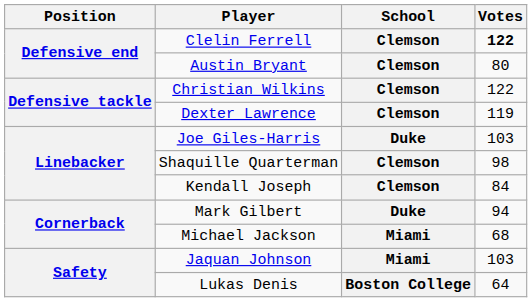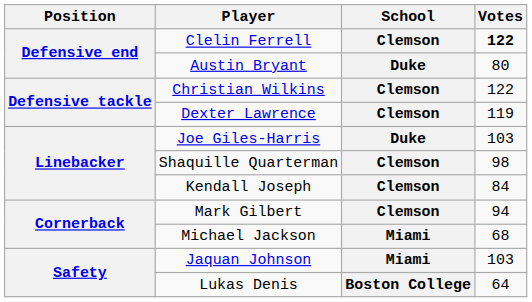(408, 65) Clemson -> (408, 65) Duke
(408, 212) Duke -> (408, 212) Clemson
